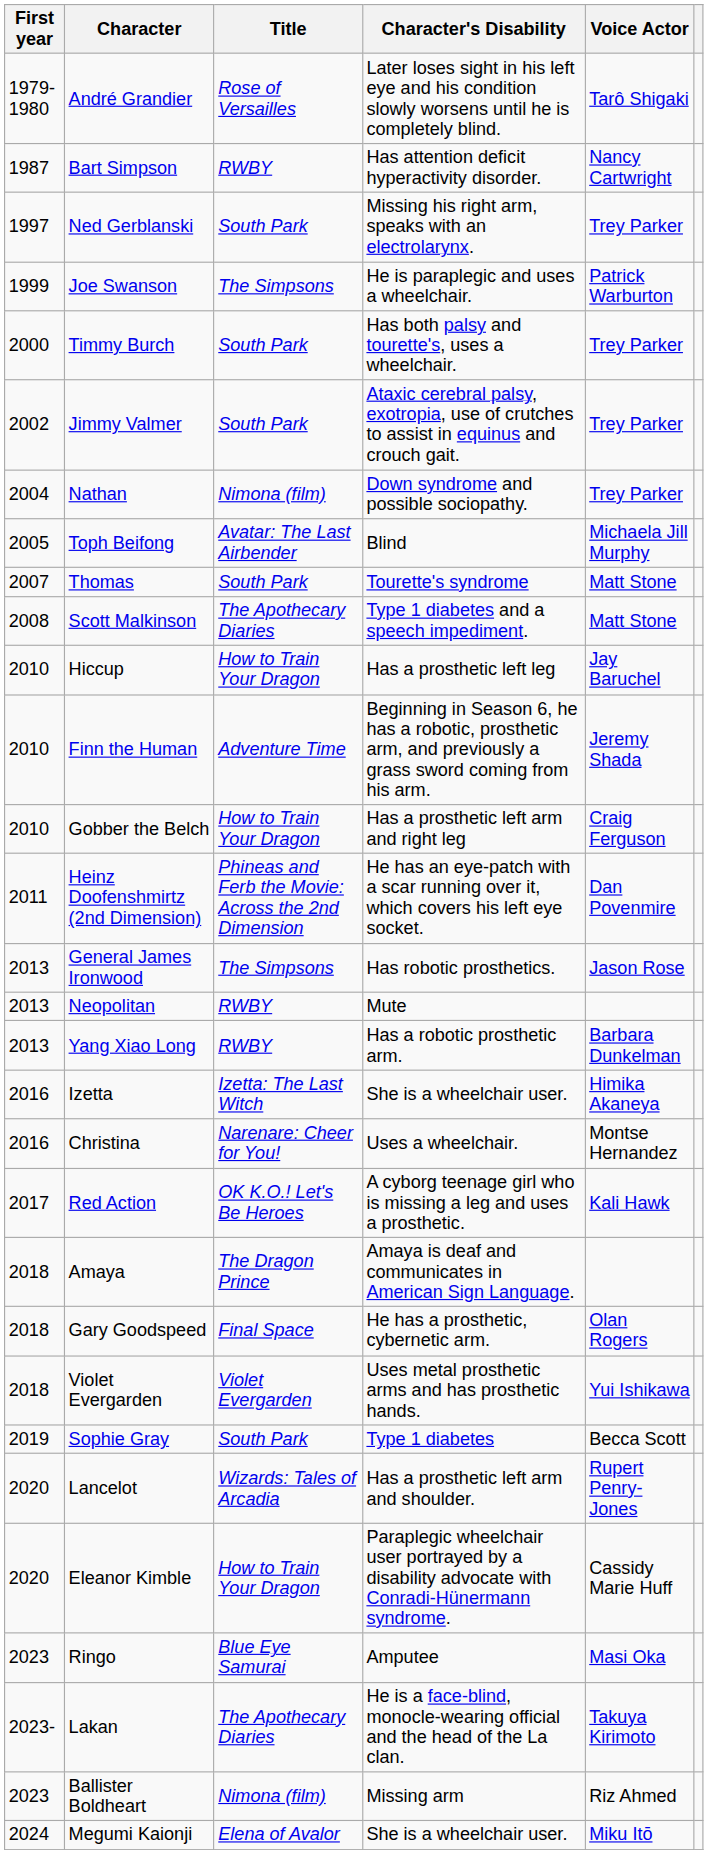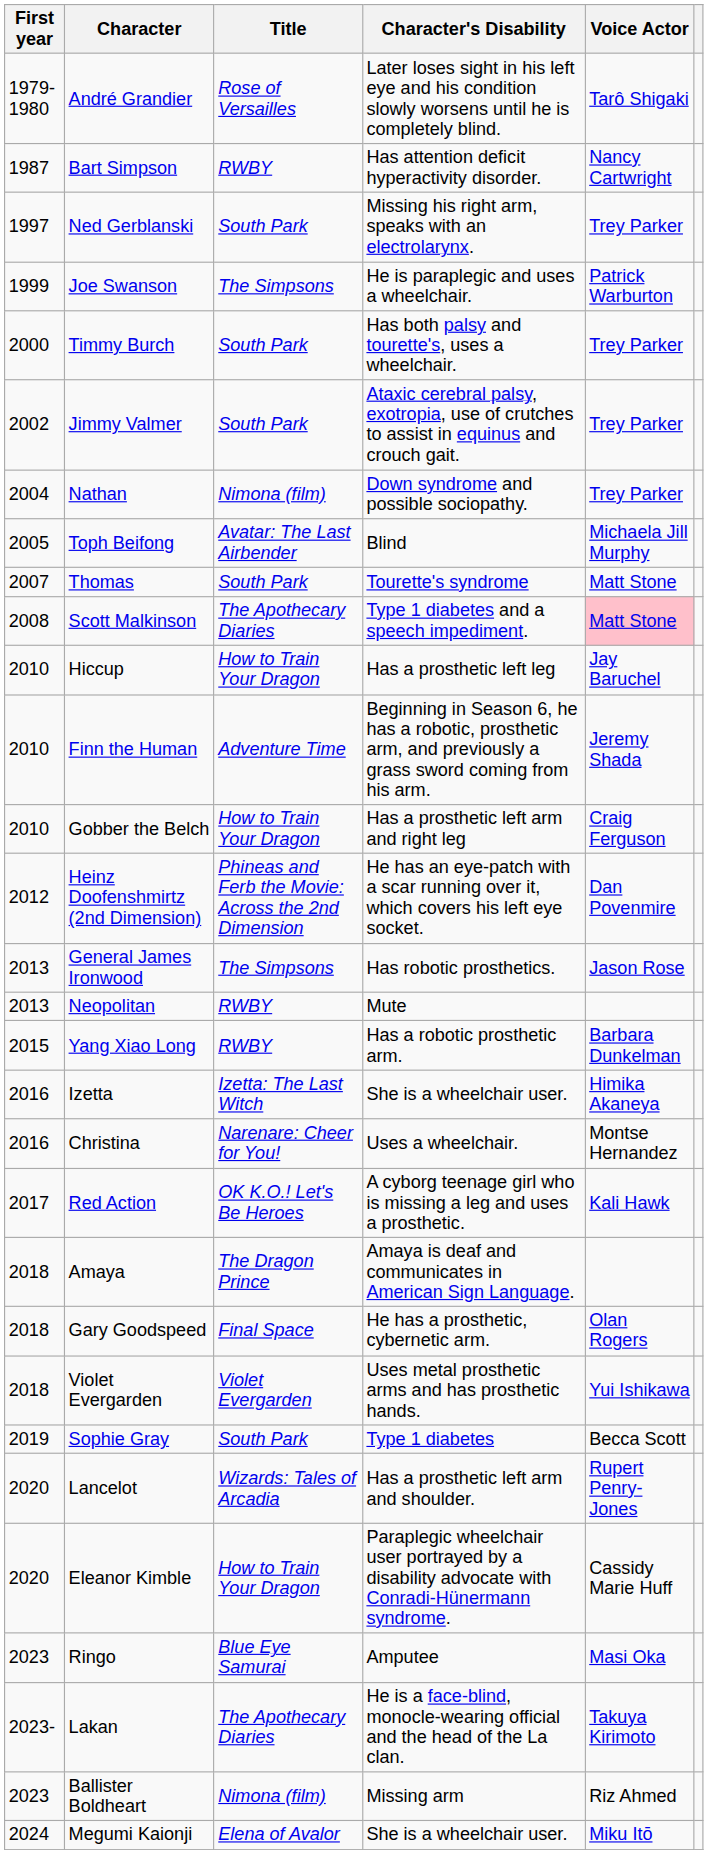(633, 620) no background -> (633, 620) pink background
(28, 898) 2011 -> (29, 898) 2012
(29, 1045) 2013 -> (29, 1045) 2015
